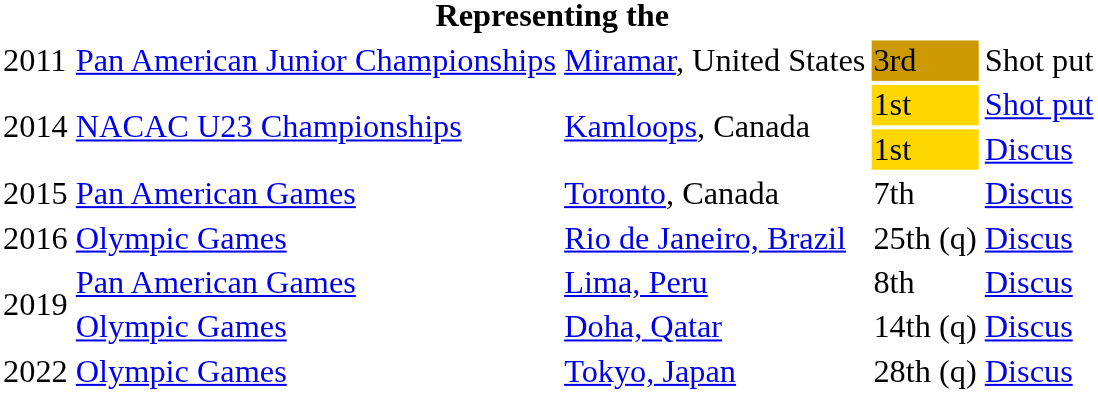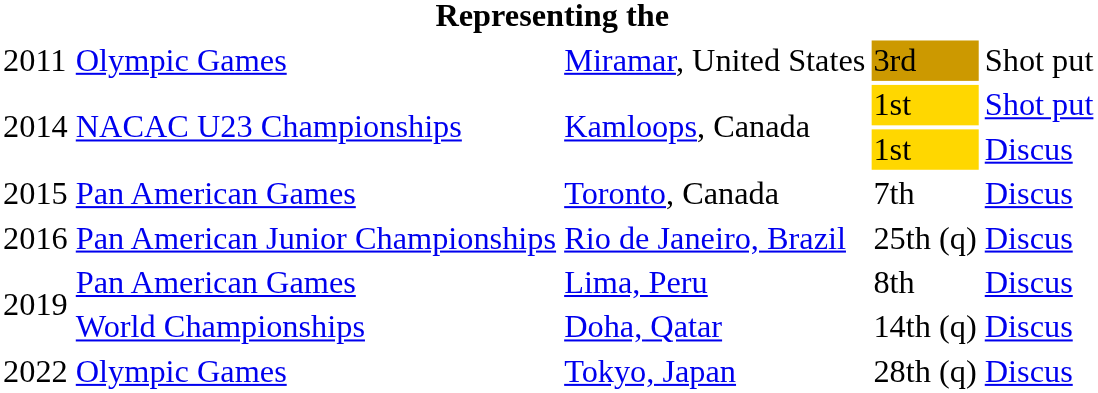(316, 60) Pan American Junior Championships -> (181, 60) Olympic Games
(181, 237) Olympic Games -> (316, 237) Pan American Junior Championships
(181, 326) Olympic Games -> (220, 326) World Championships
